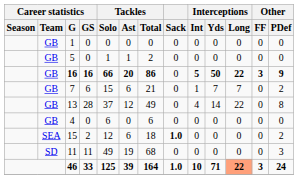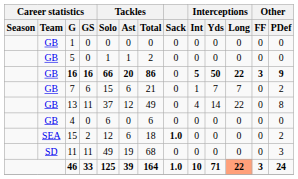(88, 105) 28 -> (88, 105) 11
